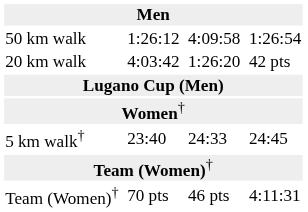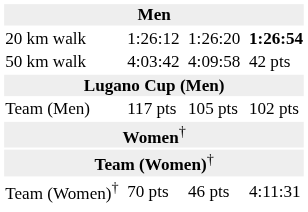(46, 38) 50 km walk -> (46, 38) 20 km walk
(214, 38) 4:09:58 -> (214, 38) 1:26:20
(275, 38) normal -> (276, 38) bold
(46, 61) 20 km walk -> (46, 61) 50 km walk
(214, 61) 1:26:20 -> (214, 61) 4:09:58
+ row: (152, 108)
- row: (147, 139)
